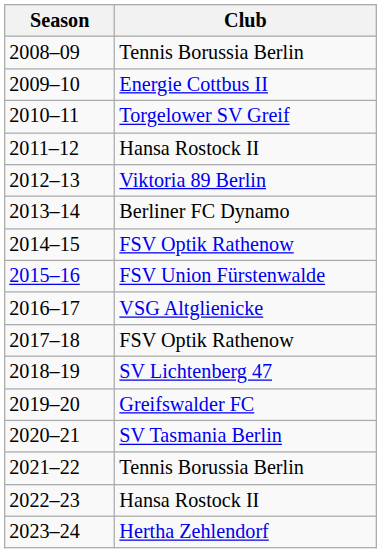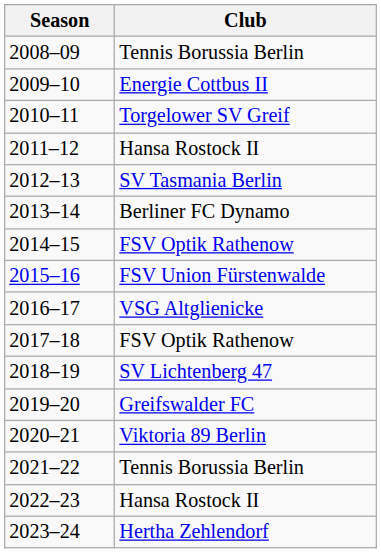(193, 180) Viktoria 89 Berlin -> (201, 180) SV Tasmania Berlin
(201, 436) SV Tasmania Berlin -> (193, 436) Viktoria 89 Berlin
